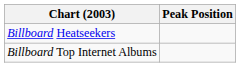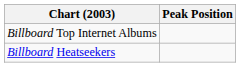rows swapped: (61, 33) <-> (82, 52)
